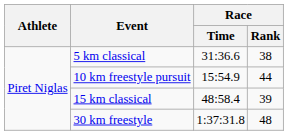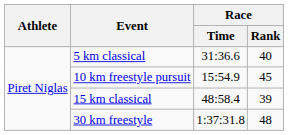(266, 57) 38 -> (266, 57) 40
(266, 78) 44 -> (266, 78) 45
